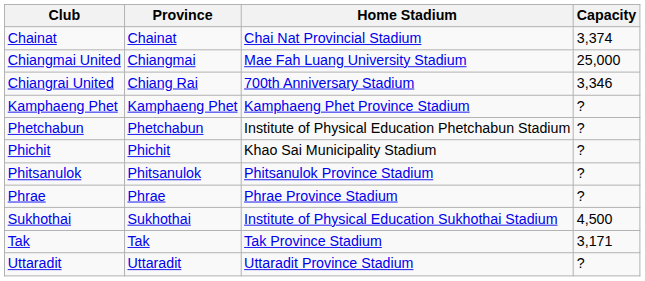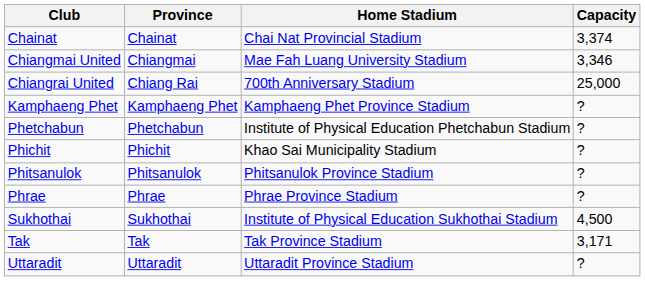(599, 60) 25,000 -> (595, 60) 3,346
(595, 83) 3,346 -> (599, 83) 25,000
